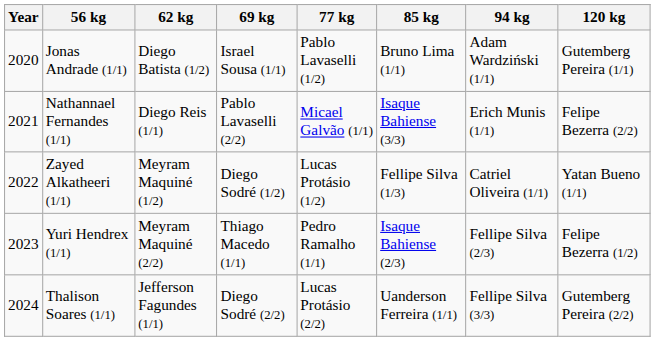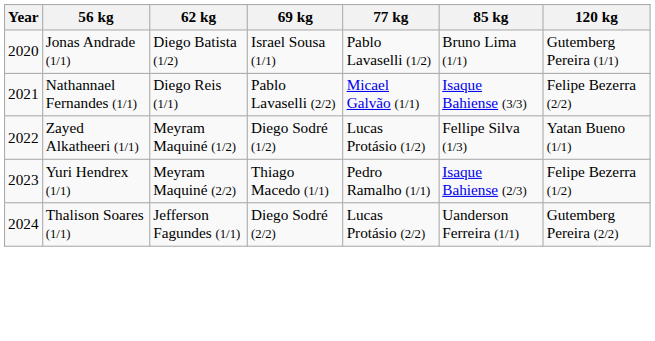- column: (512, 17)
